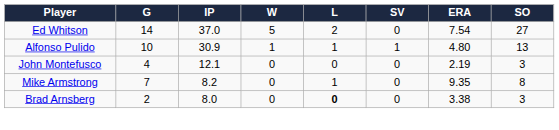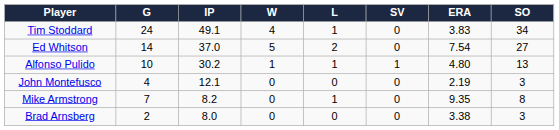+ row: (60, 30)
(209, 47) 30.9 -> (209, 64) 30.2
(335, 99) bold -> (335, 116) normal
